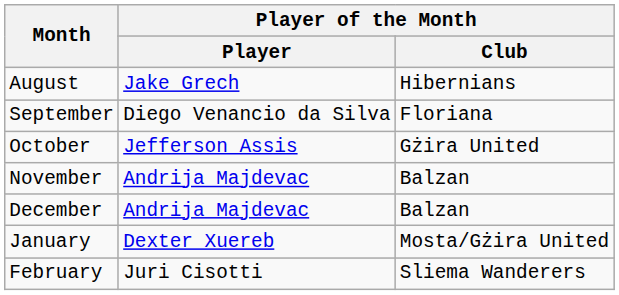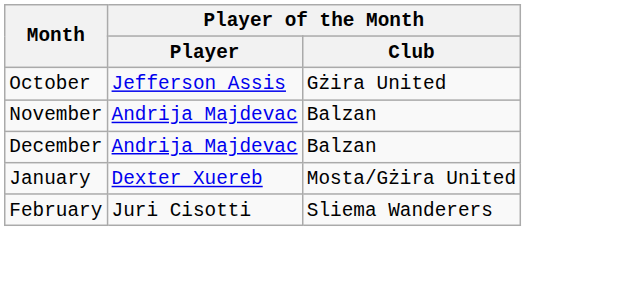- row: (44, 84)
- row: (62, 115)
